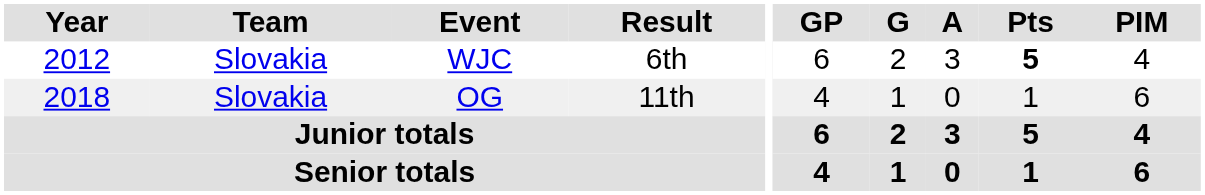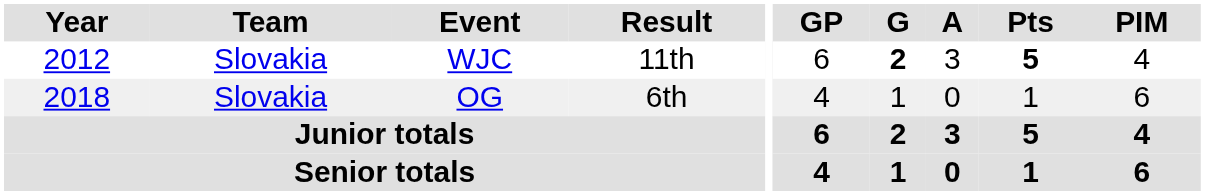(667, 59) 6th -> (667, 59) 11th
(898, 59) normal -> (898, 59) bold
(667, 97) 11th -> (667, 97) 6th
